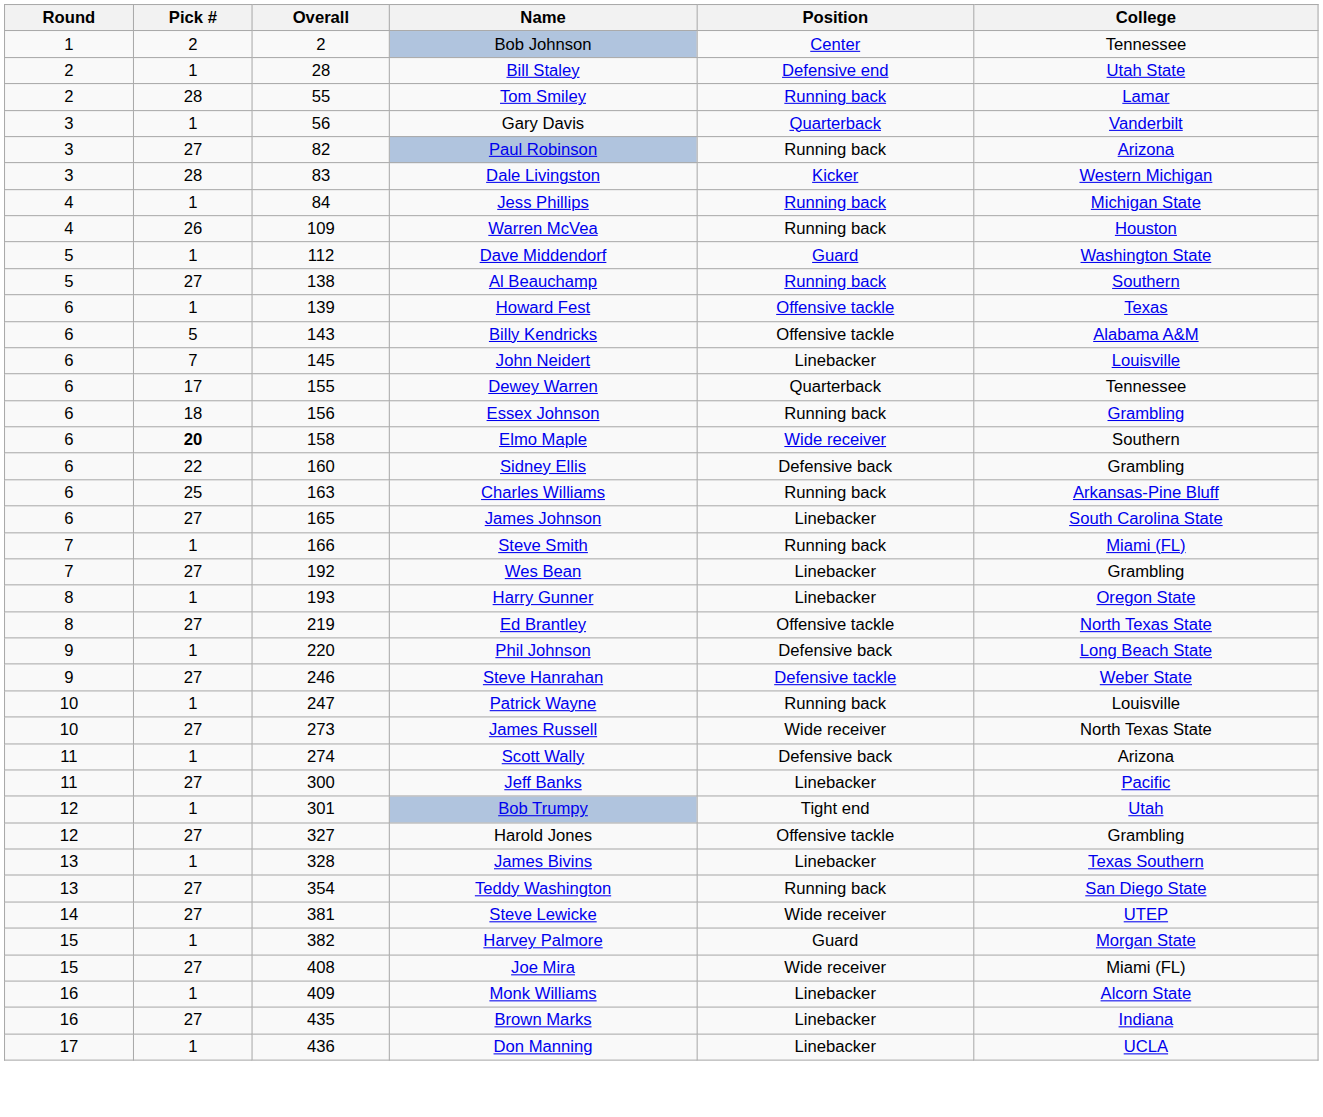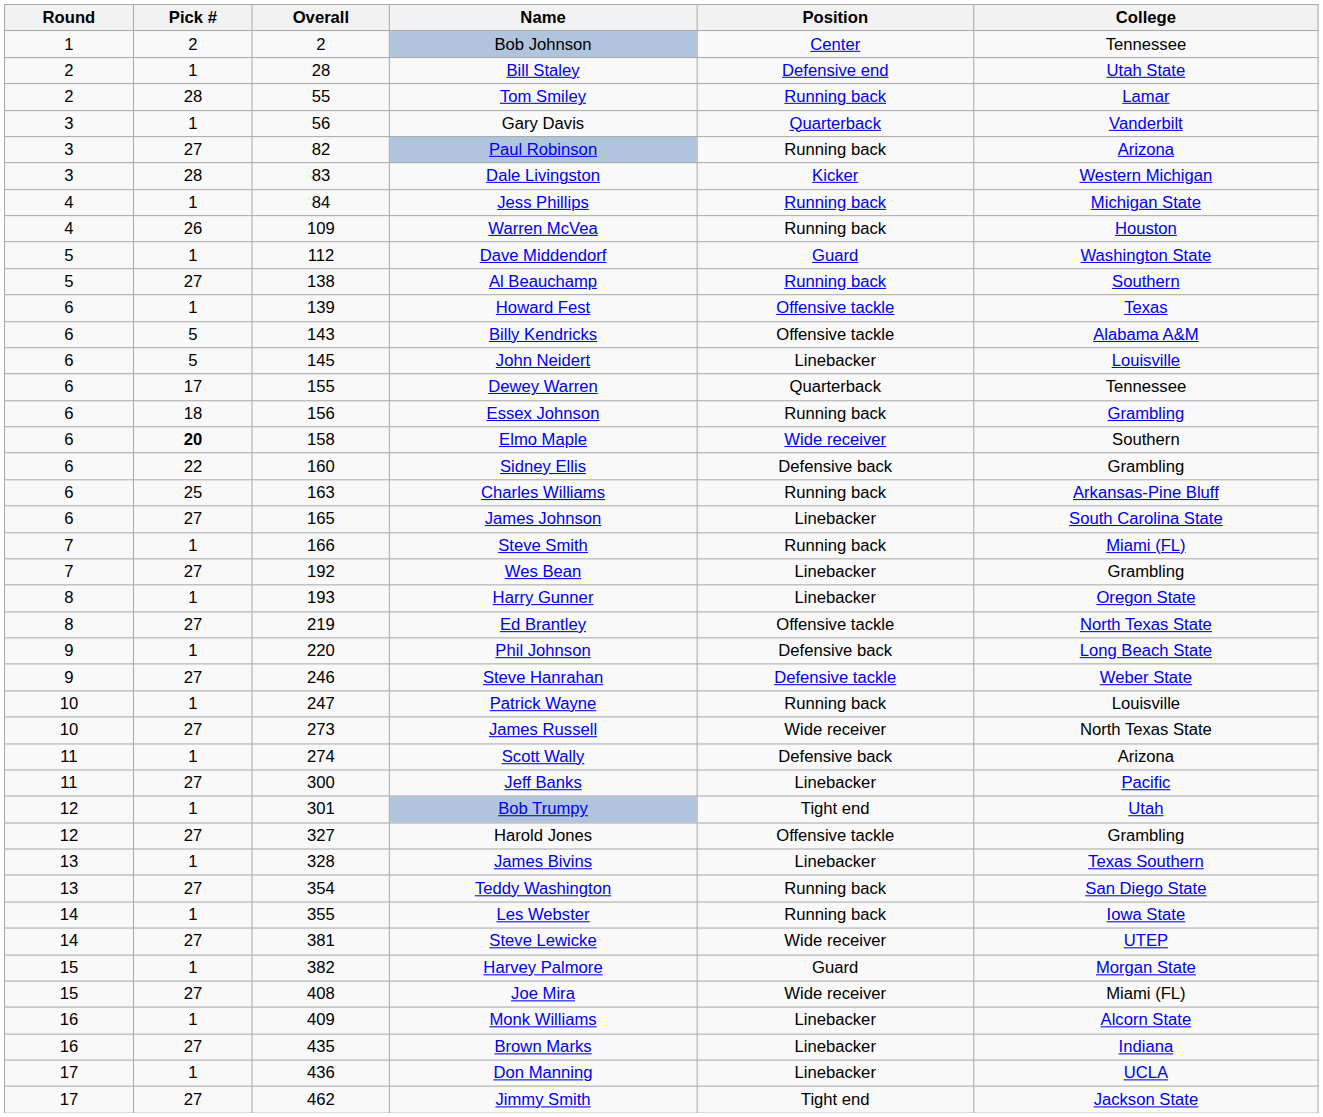(193, 360) 7 -> (193, 360) 5
+ row: (543, 914)
+ row: (543, 1099)
